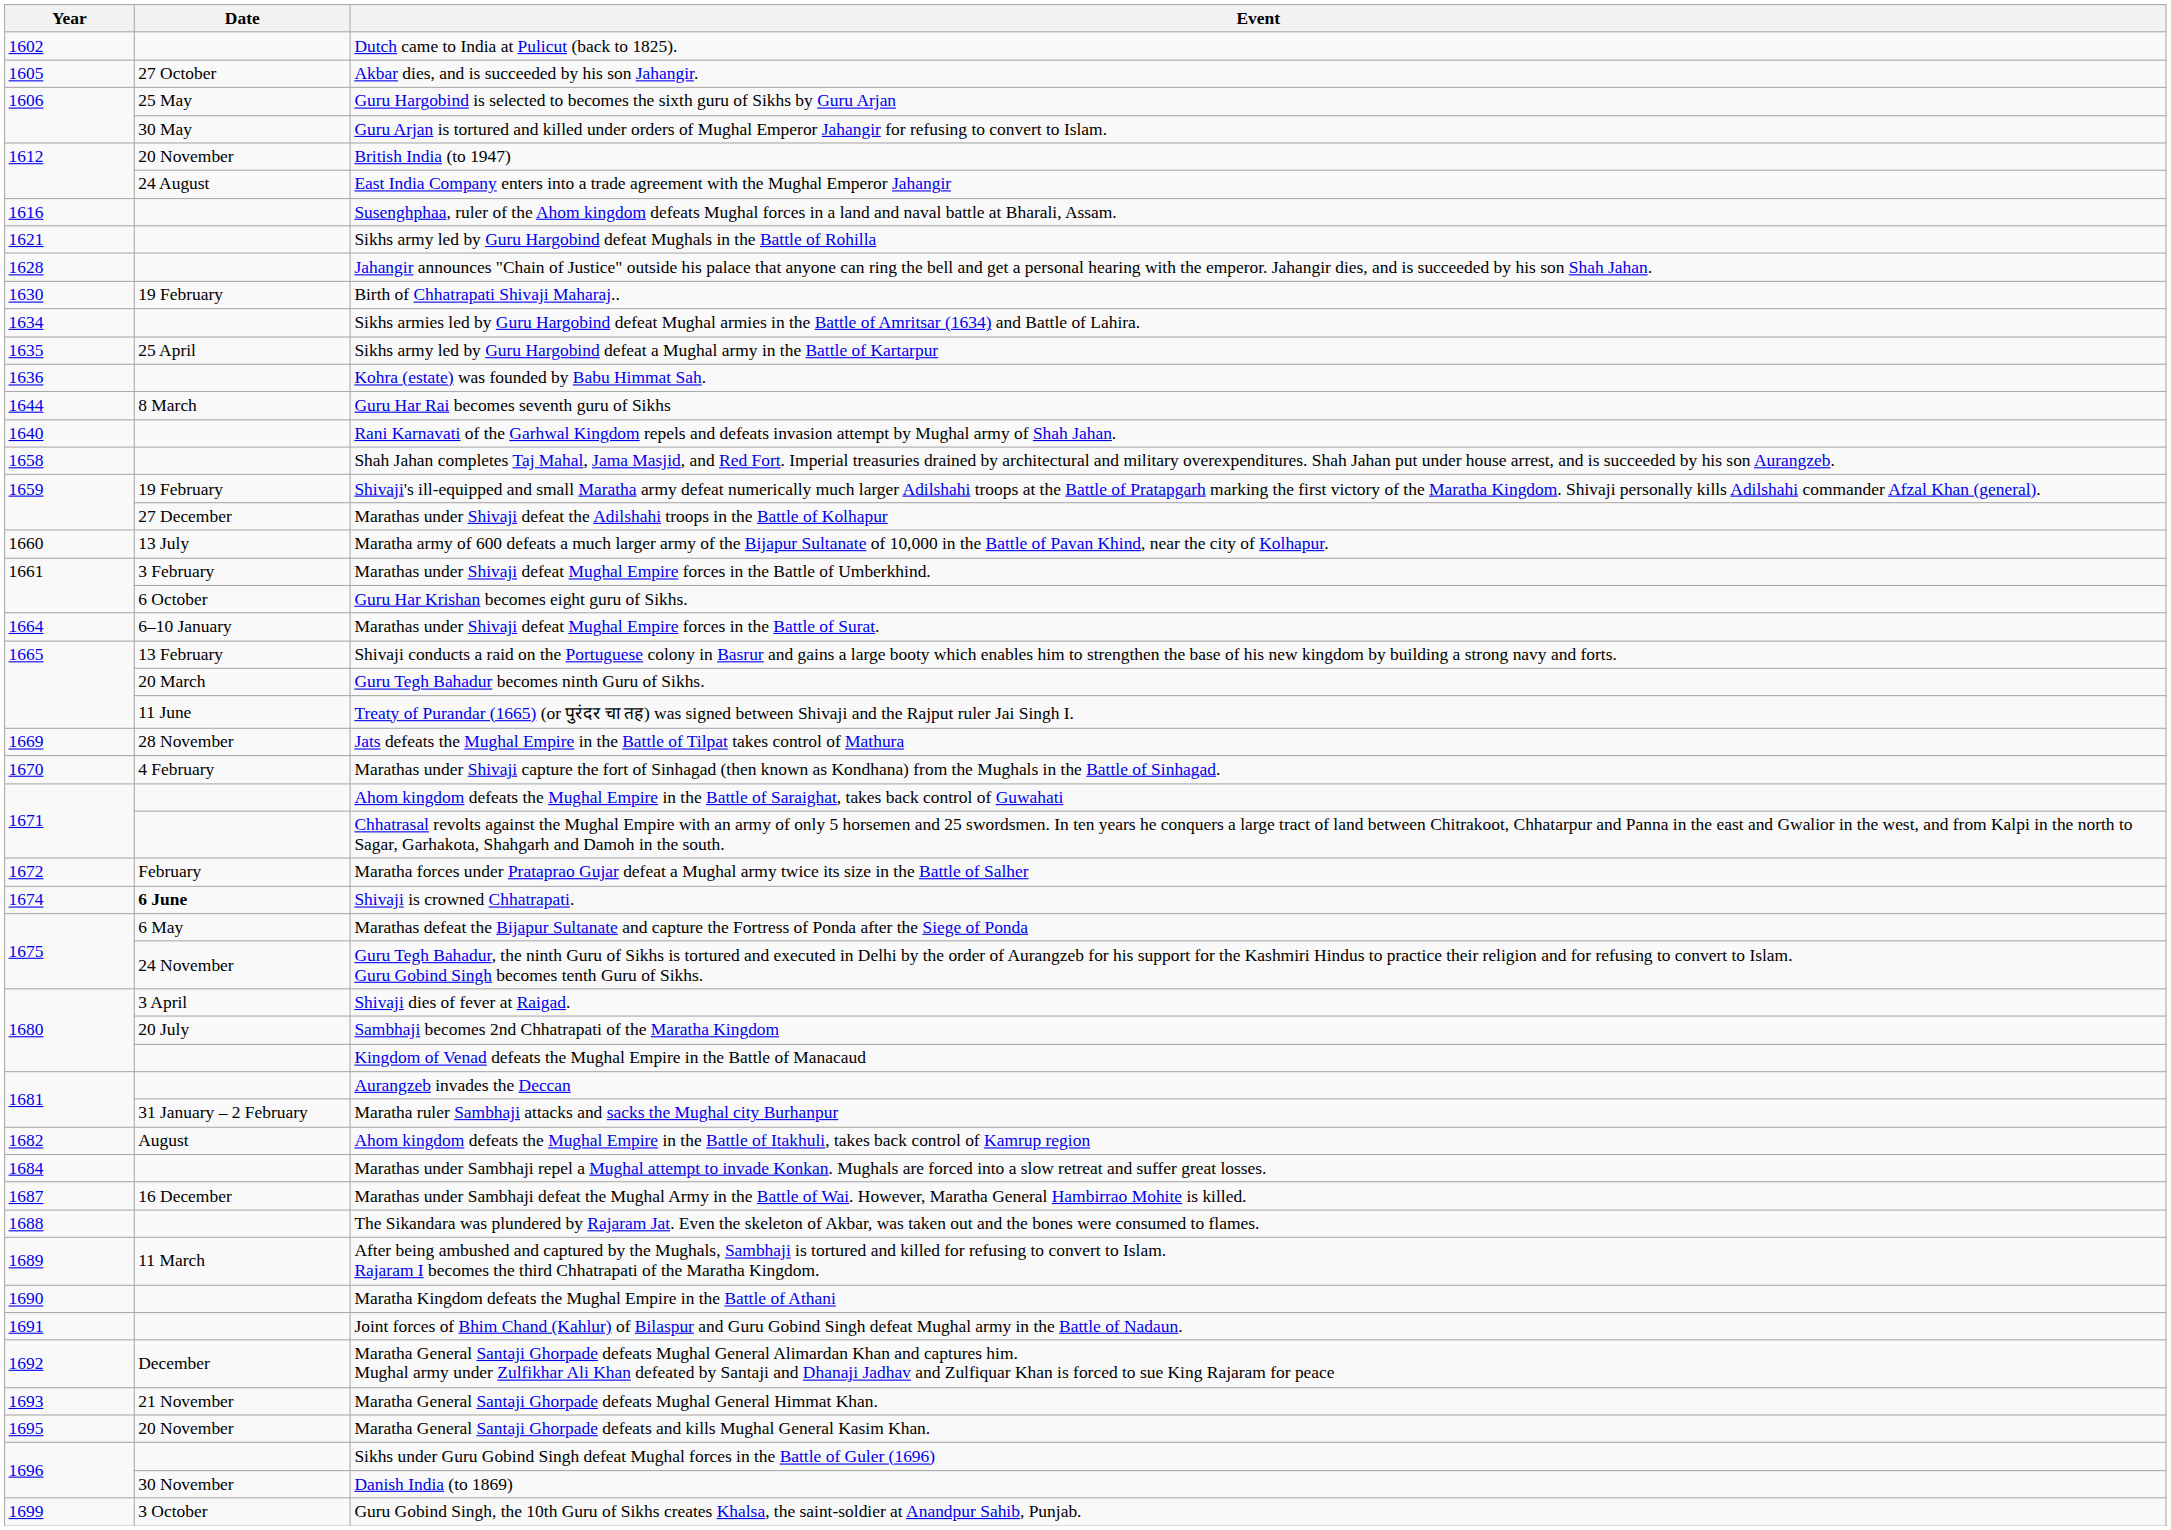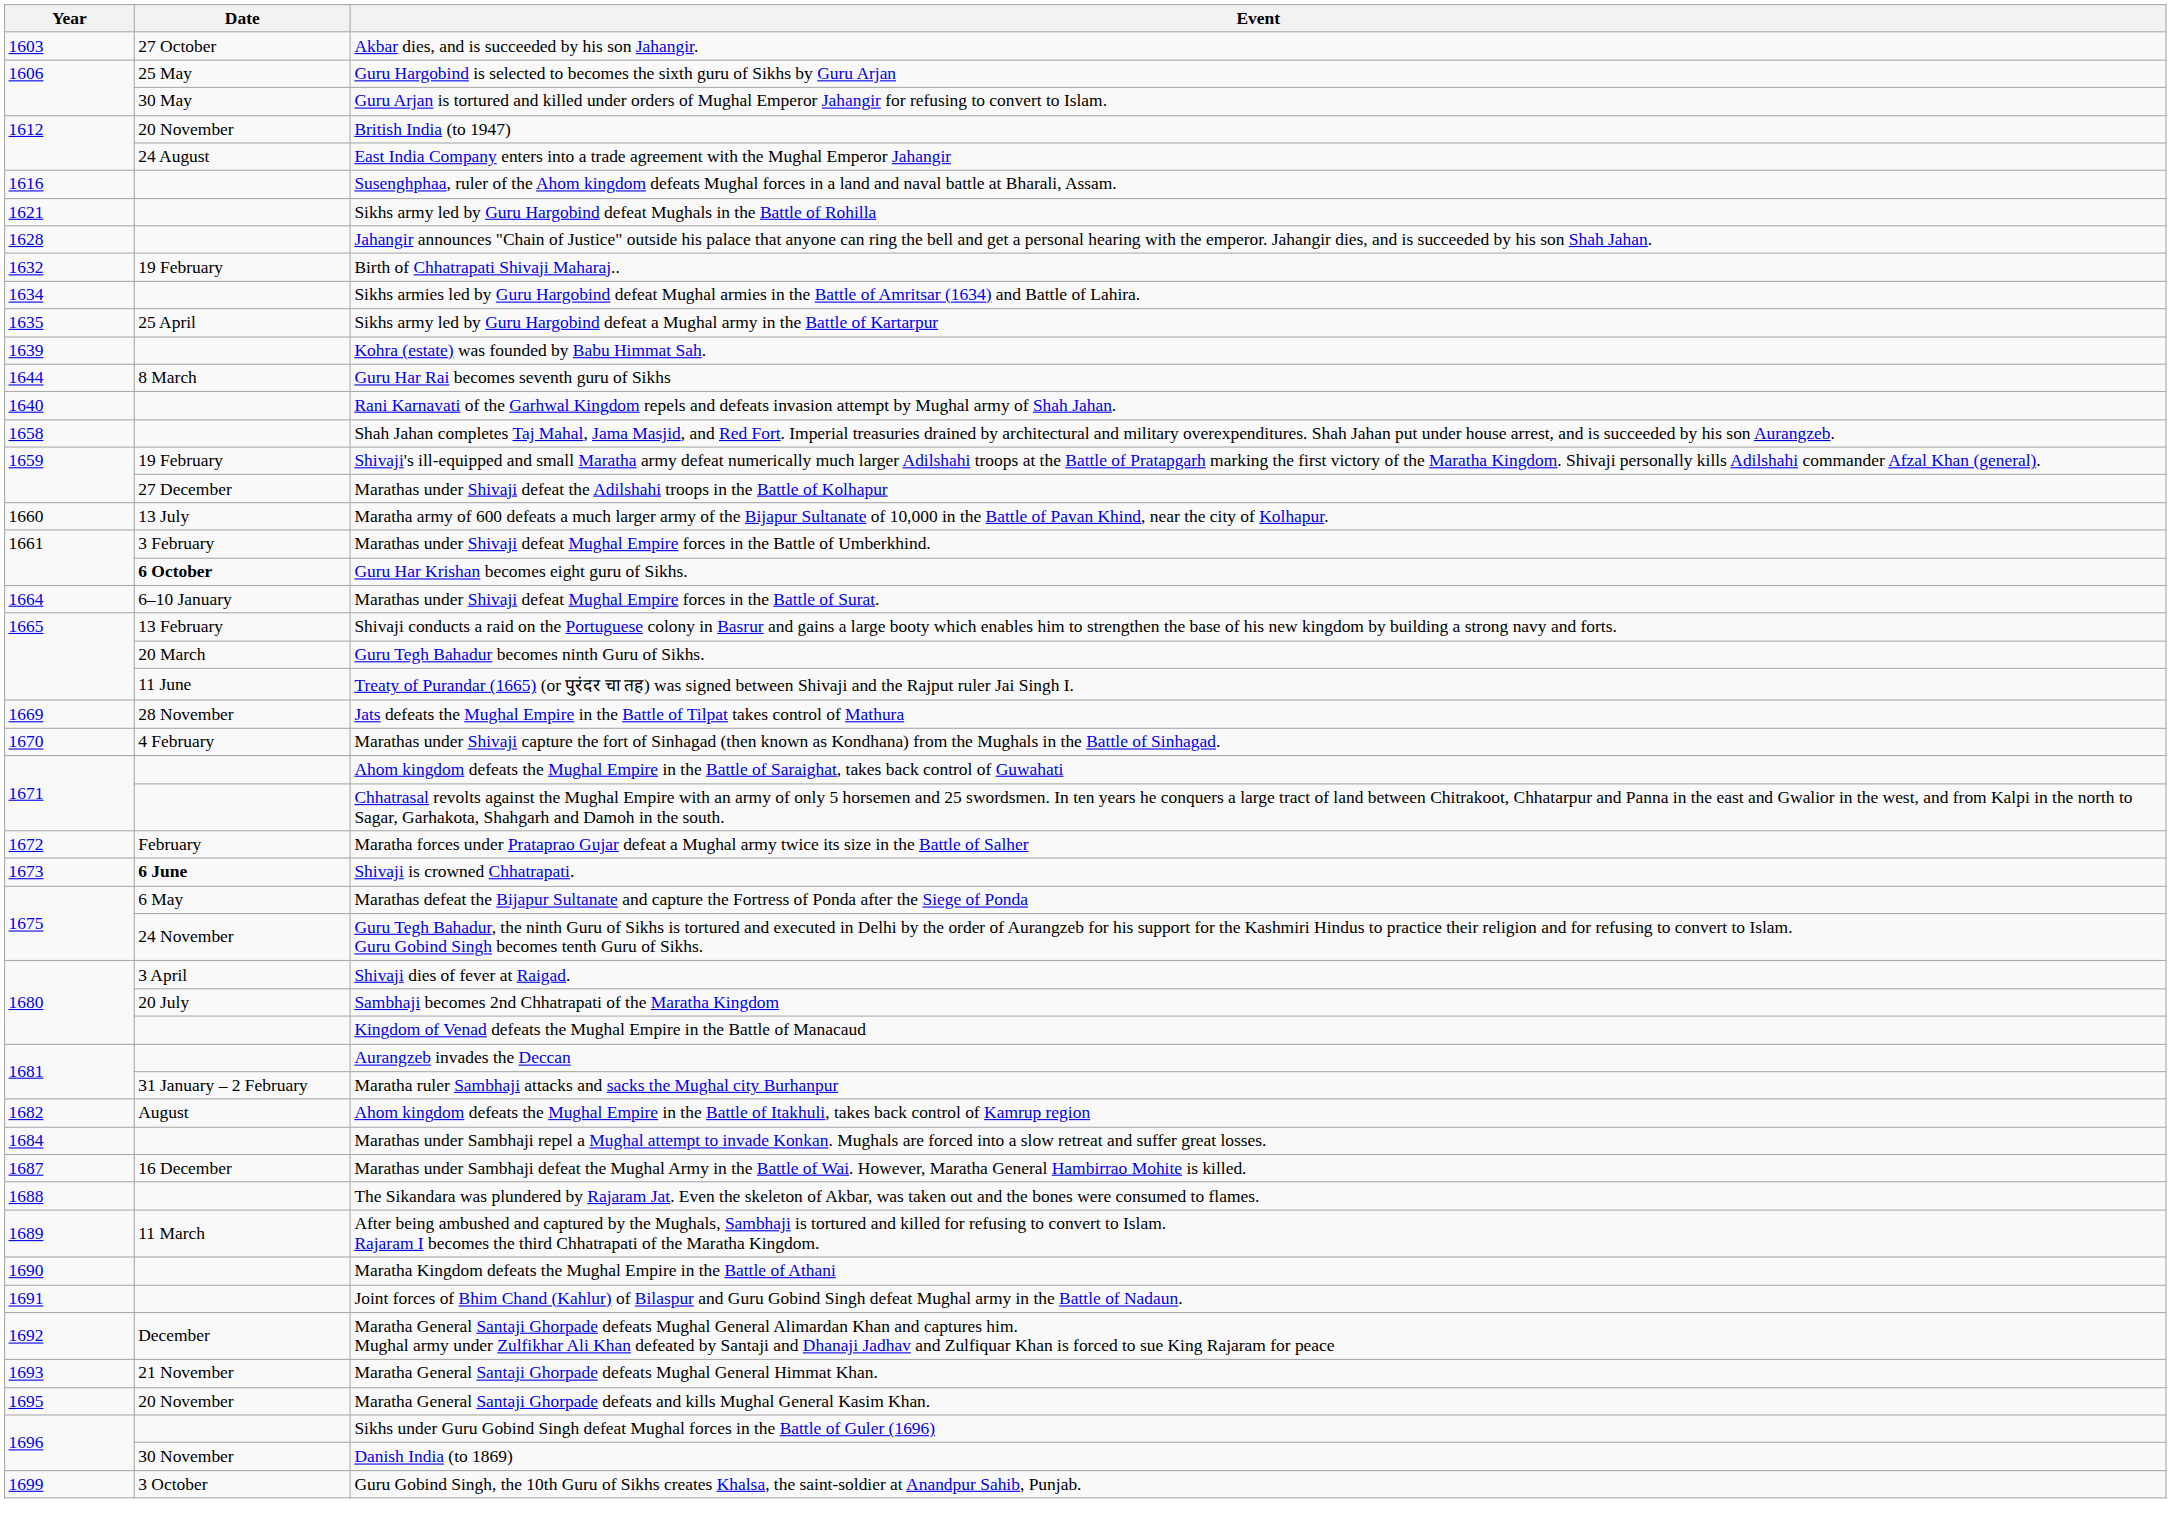- row: (516, 45)
(26, 73) 1605 -> (26, 45) 1603
(26, 294) 1630 -> (26, 267) 1632
(26, 377) 1636 -> (26, 350) 1639
(173, 599) normal -> (175, 571) bold
(26, 899) 1674 -> (26, 872) 1673
